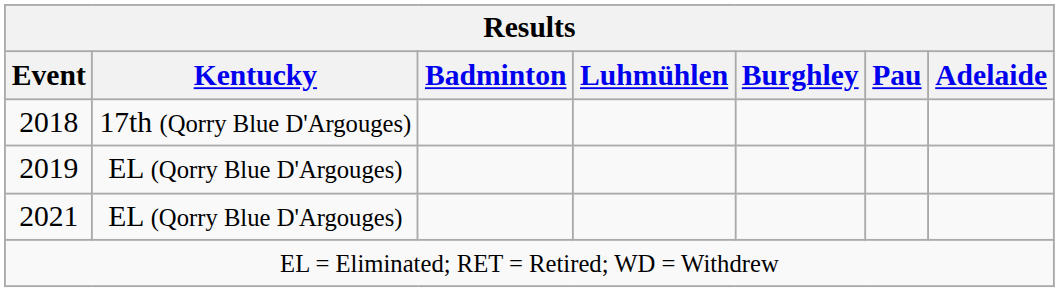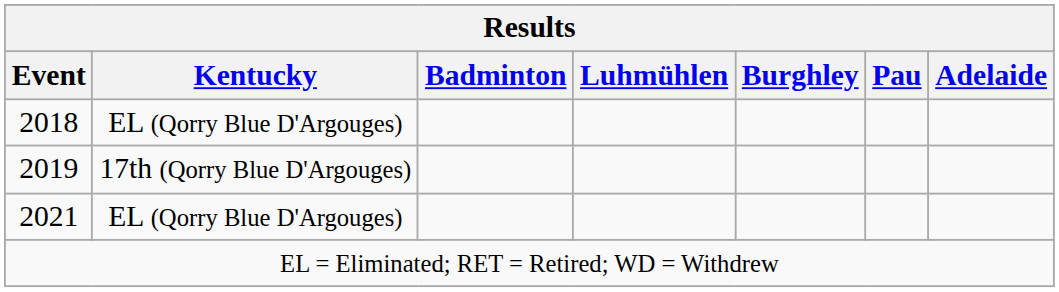(255, 121) 17th (Qorry Blue D'Argouges) -> (255, 121) EL (Qorry Blue D'Argouges)
(255, 168) EL (Qorry Blue D'Argouges) -> (255, 168) 17th (Qorry Blue D'Argouges)
